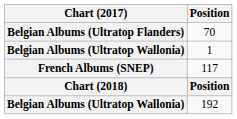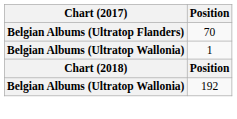- row: (210, 68)
